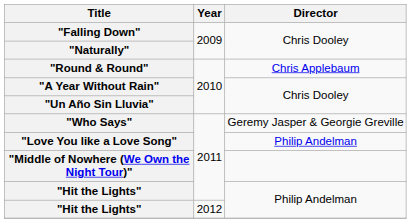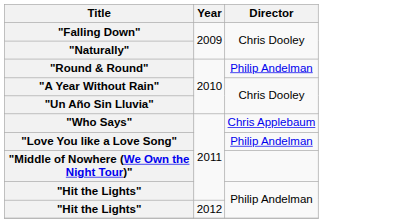(316, 68) Chris Applebaum -> (271, 68) Philip Andelman
(316, 123) Geremy Jasper & Georgie Greville -> (271, 123) Chris Applebaum
